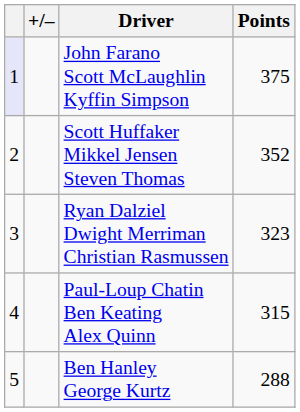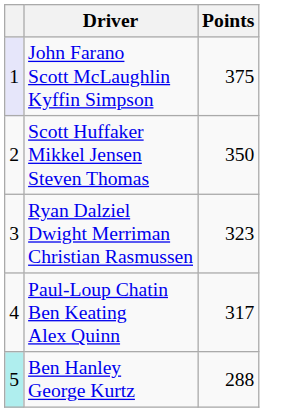- column: (41, 20)
(275, 155) 352 -> (240, 155) 350
(275, 312) 315 -> (240, 312) 317
(14, 379) no background -> (14, 379) paleturquoise background
